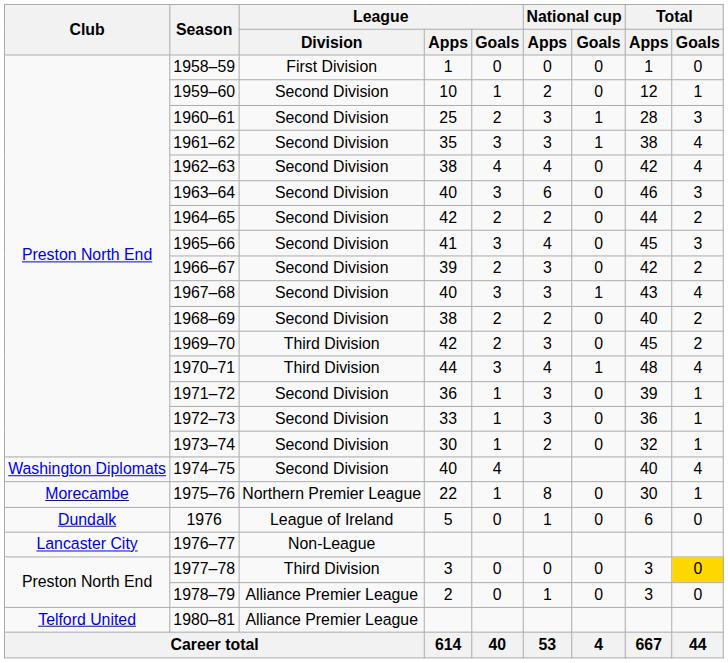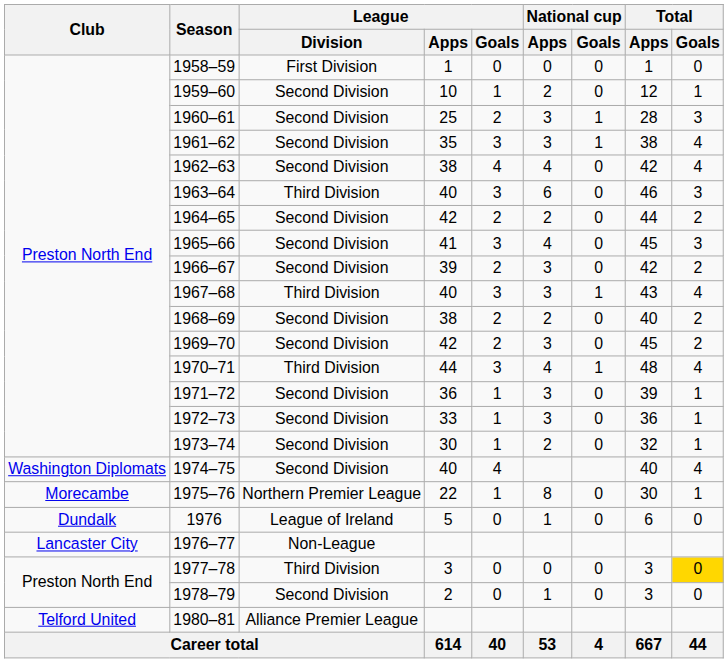(332, 192) Second Division -> (332, 192) Third Division
(332, 293) Second Division -> (332, 293) Third Division
(332, 343) Third Division -> (332, 343) Second Division
(332, 594) Alliance Premier League -> (332, 594) Second Division
